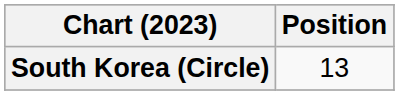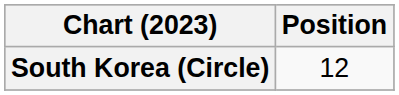(334, 68) 13 -> (334, 68) 12
